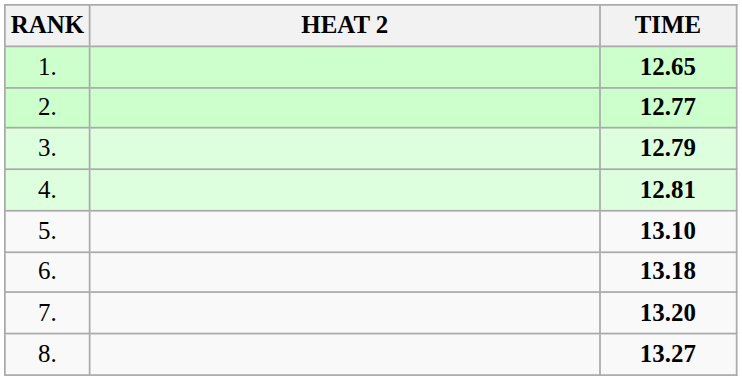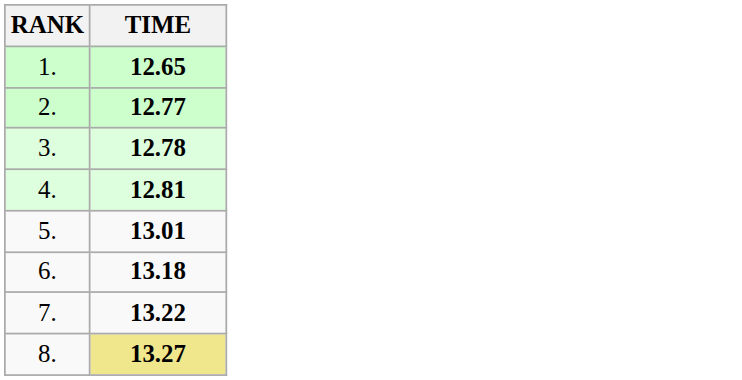- column: (345, 25)
(668, 148) 12.79 -> (158, 148) 12.78
(668, 230) 13.10 -> (158, 230) 13.01
(668, 313) 13.20 -> (158, 313) 13.22
(668, 354) no background -> (158, 354) khaki background
